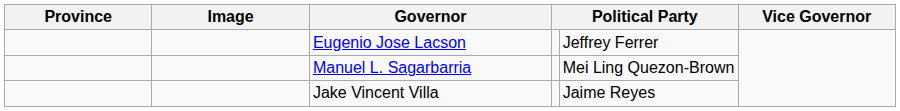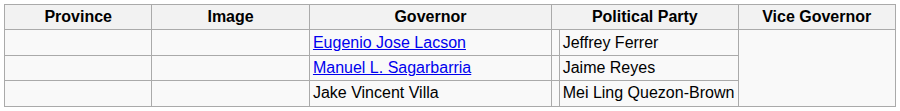(649, 67) Mei Ling Quezon-Brown -> (609, 67) Jaime Reyes
(609, 93) Jaime Reyes -> (649, 93) Mei Ling Quezon-Brown
